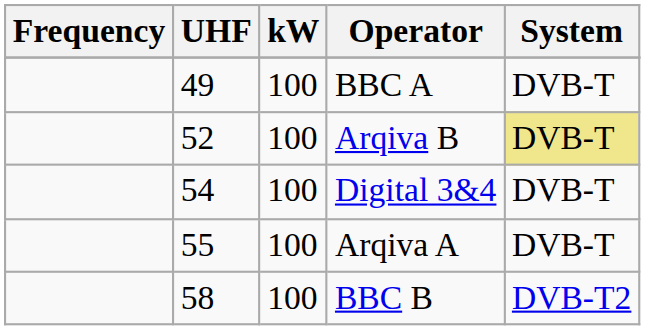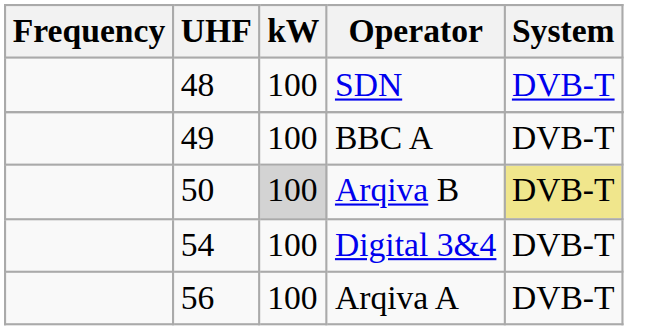+ row: (369, 84)
(198, 137) 52 -> (198, 191) 50
(292, 137) no background -> (292, 191) lightgrey background
(198, 244) 55 -> (198, 297) 56
- row: (384, 297)
